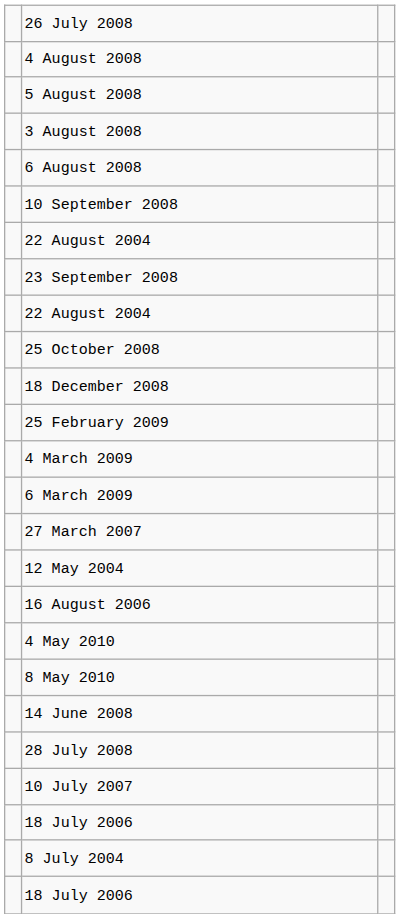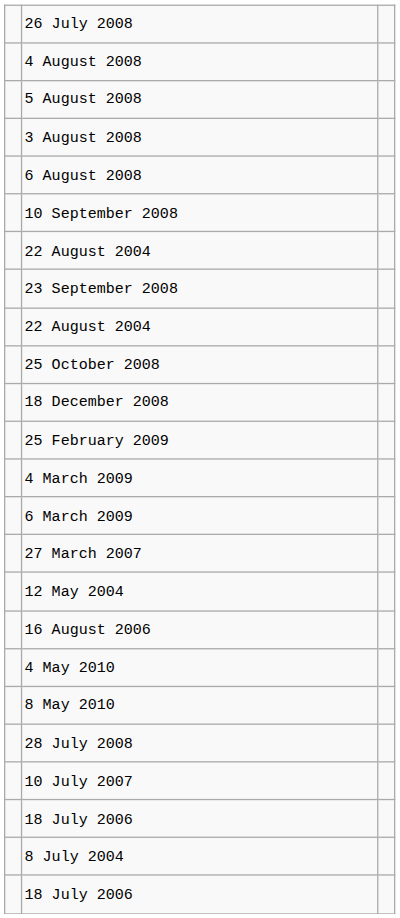- row: (13, 713)
